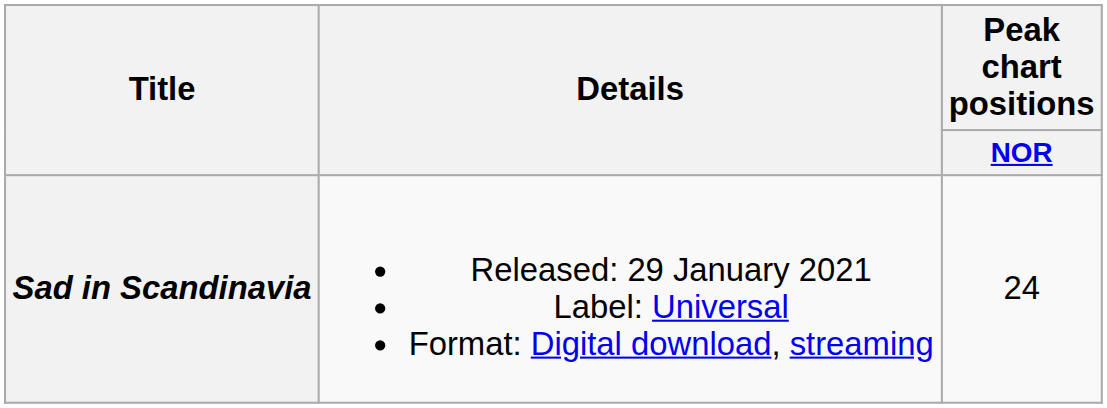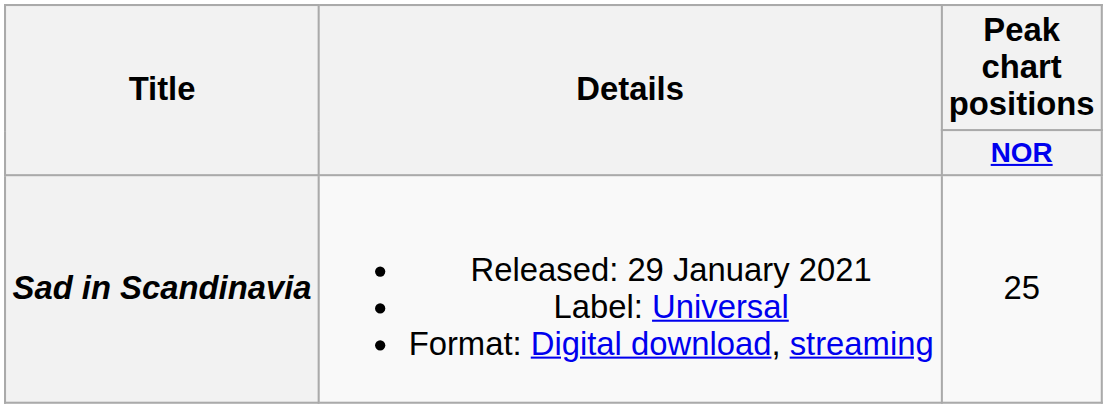(1022, 288) 24 -> (1022, 288) 25
